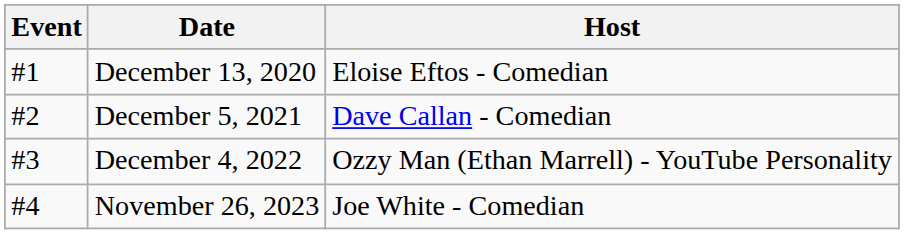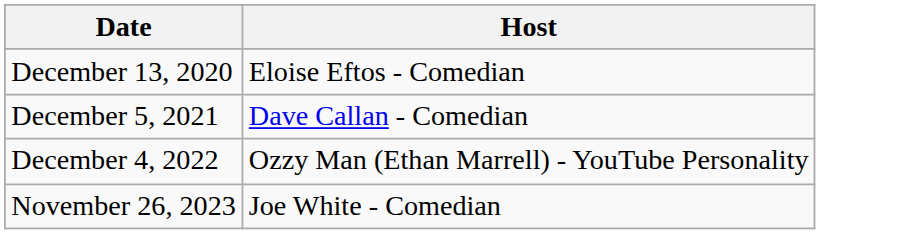- column: (47, 26)
